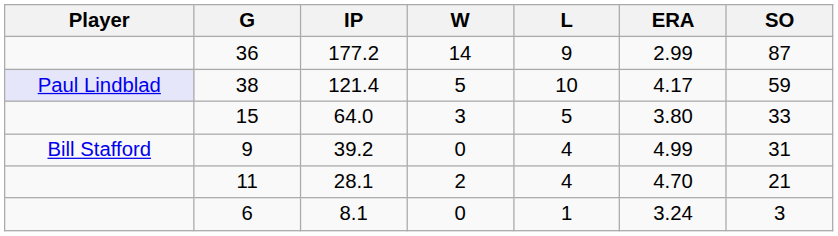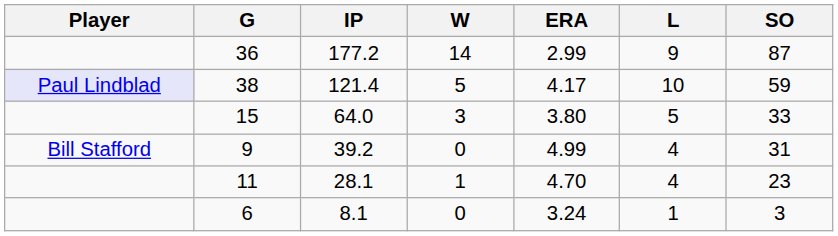columns swapped: (567, 20) <-> (673, 20)
(460, 181) 2 -> (460, 181) 1
(780, 181) 21 -> (780, 181) 23
